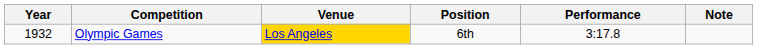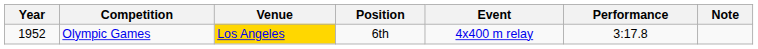+ column: (494, 15)
(38, 34) 1932 -> (32, 34) 1952
